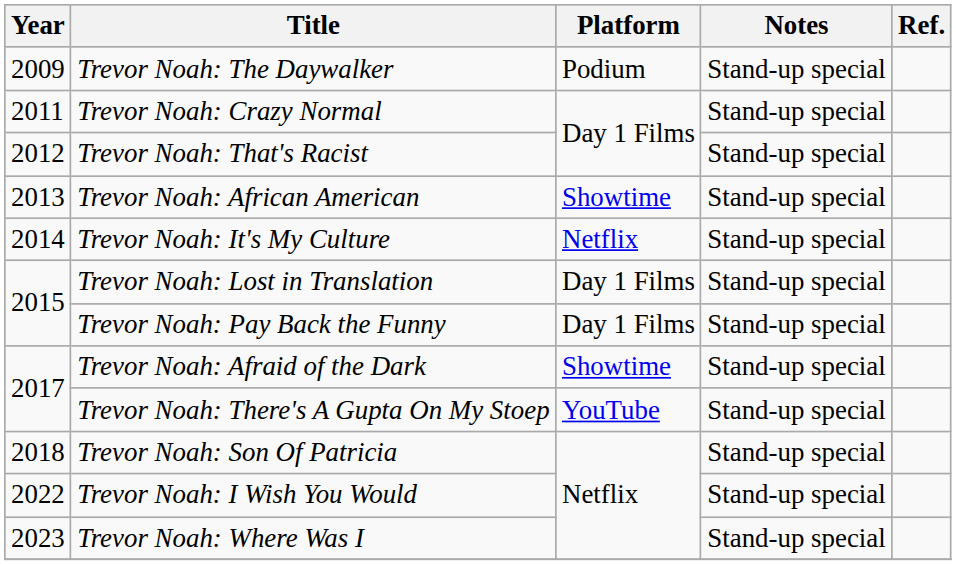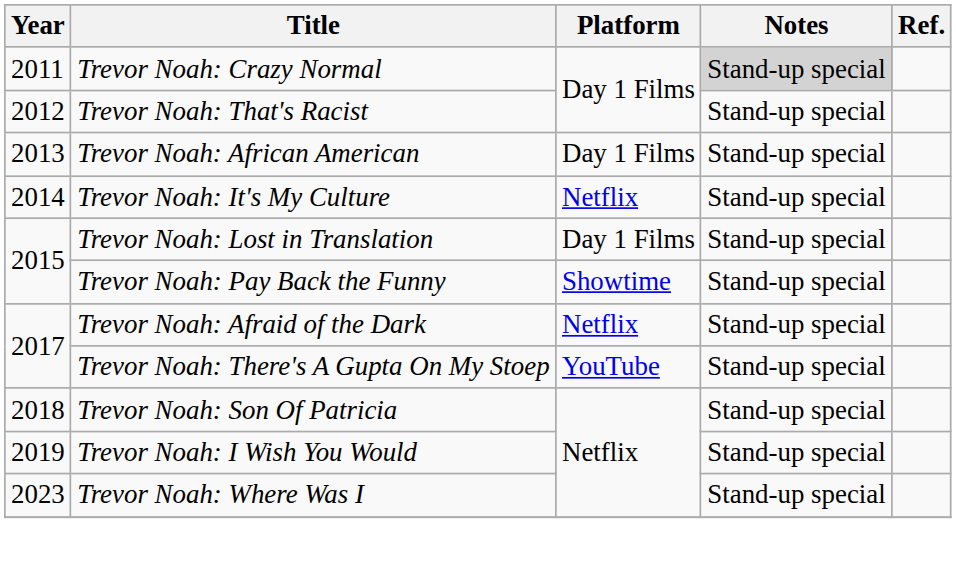- row: (235, 68)
(797, 111) no background -> (797, 68) lightgrey background
(616, 196) Showtime -> (628, 153) Day 1 Films
(628, 324) Day 1 Films -> (616, 281) Showtime
(616, 366) Showtime -> (600, 324) Netflix
(38, 494) 2022 -> (38, 452) 2019
